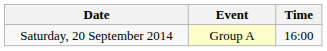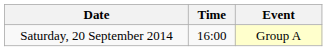columns swapped: (299, 14) <-> (232, 14)
